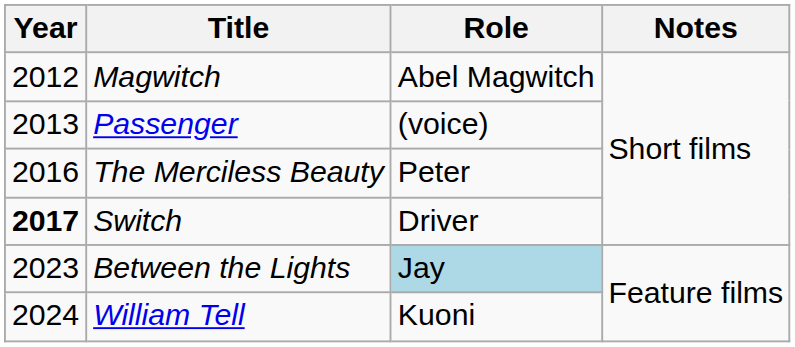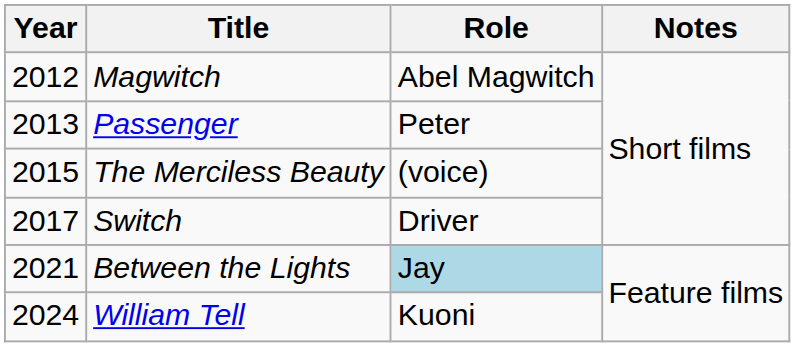(443, 124) (voice) -> (434, 124) Peter
(46, 172) 2016 -> (46, 172) 2015
(434, 172) Peter -> (443, 172) (voice)
(46, 220) bold -> (46, 220) normal
(46, 268) 2023 -> (46, 268) 2021
